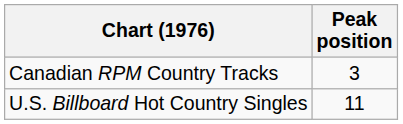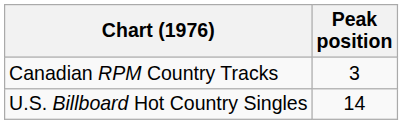(354, 103) 11 -> (354, 103) 14
